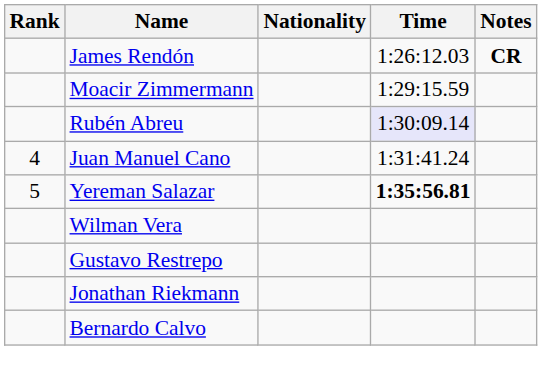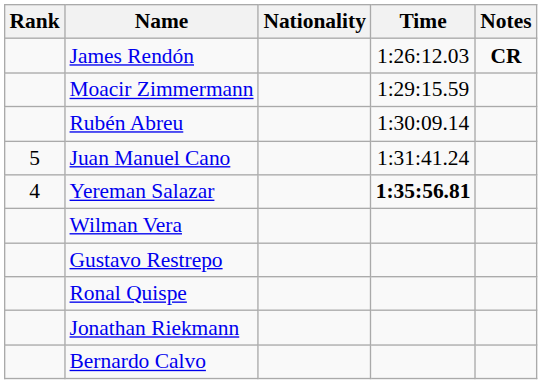(423, 123) lavender background -> (423, 123) no background
(35, 157) 4 -> (35, 157) 5
(35, 191) 5 -> (35, 191) 4
+ row: (128, 293)
